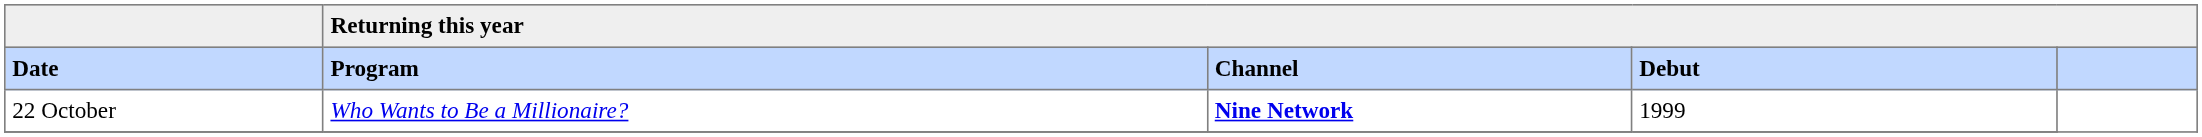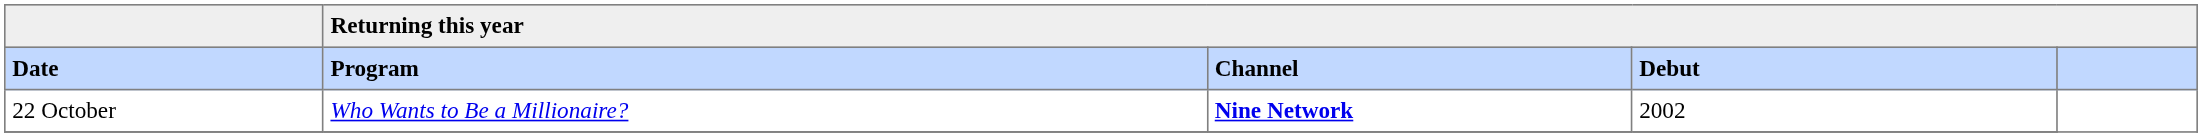(1662, 110) 1999 -> (1662, 110) 2002
